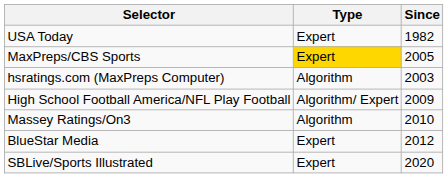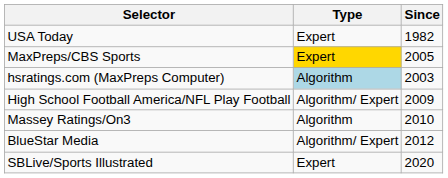(325, 78) no background -> (325, 78) lightblue background
(316, 141) Expert -> (347, 141) Algorithm/ Expert
